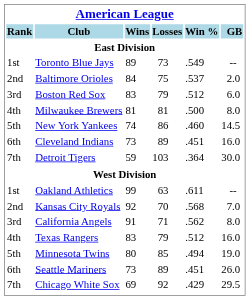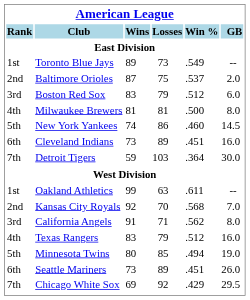(131, 78) 84 -> (131, 78) 87
